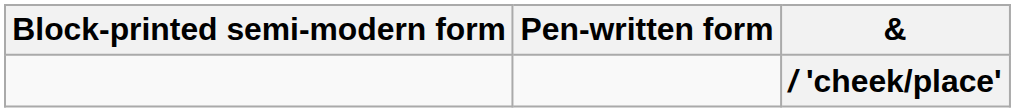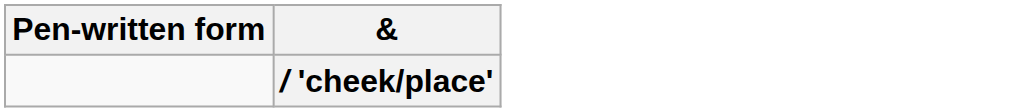- column: (259, 29)
